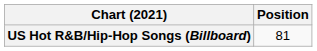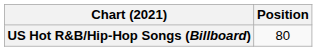(283, 35) 81 -> (283, 35) 80
